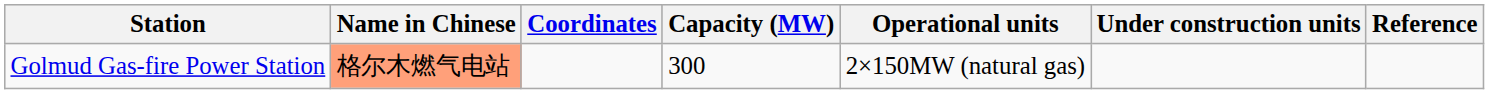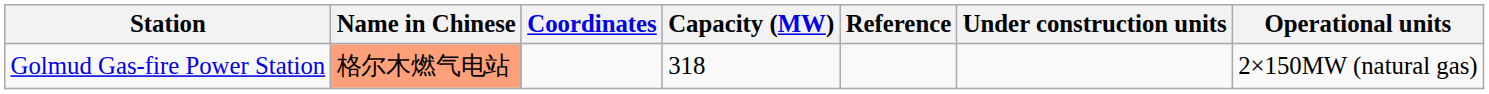columns swapped: (965, 24) <-> (1425, 24)
(687, 65) 300 -> (687, 65) 318
